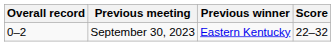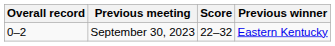columns swapped: (245, 13) <-> (312, 13)
